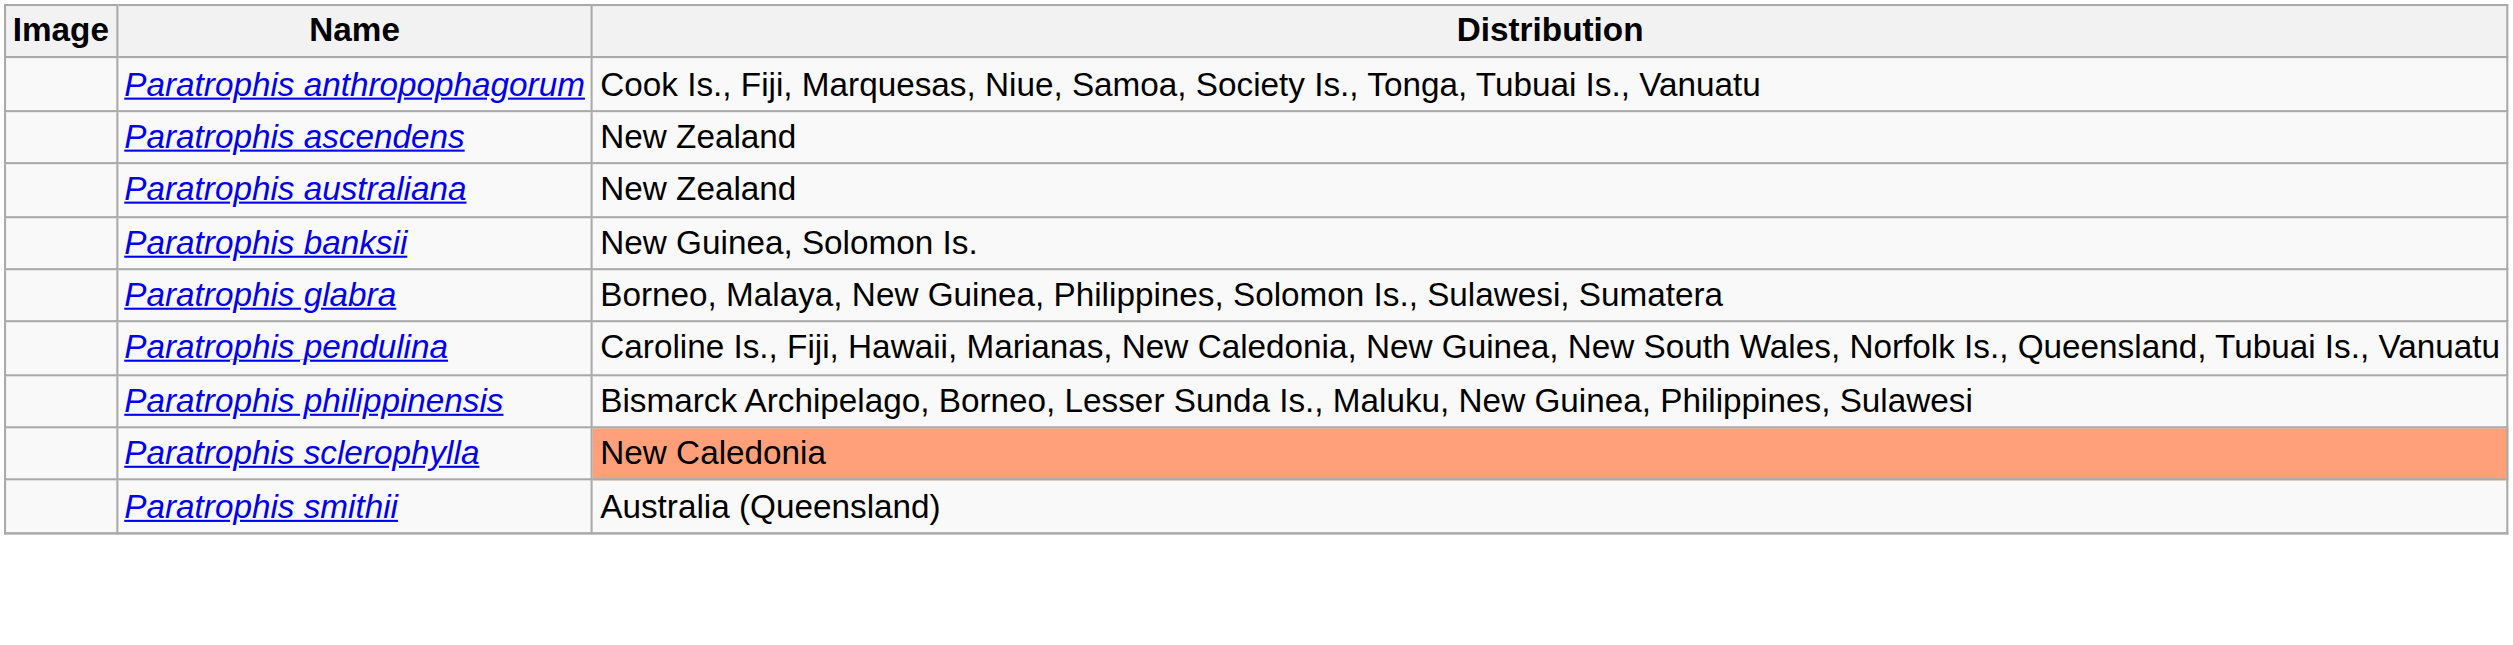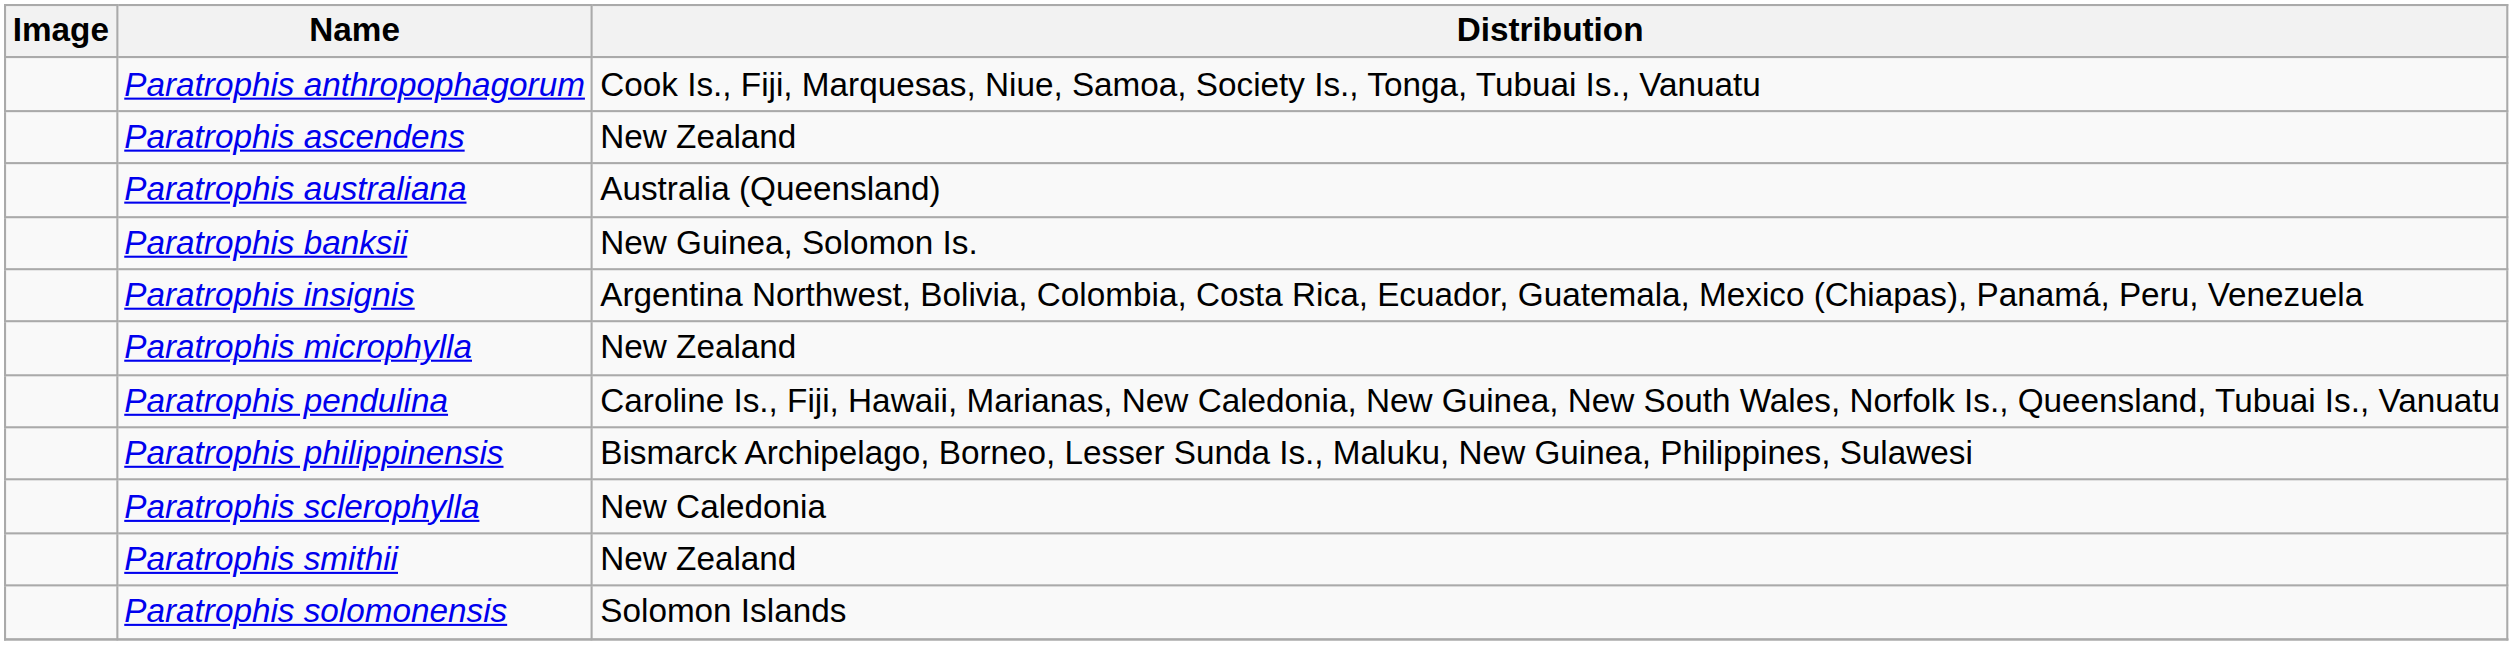(698, 189) New Zealand -> (770, 189) Australia (Queensland)
- row: (260, 294)
+ row: (269, 294)
+ row: (298, 347)
(713, 453) lightsalmon background -> (713, 505) no background
(770, 505) Australia (Queensland) -> (698, 558) New Zealand
+ row: (316, 611)
